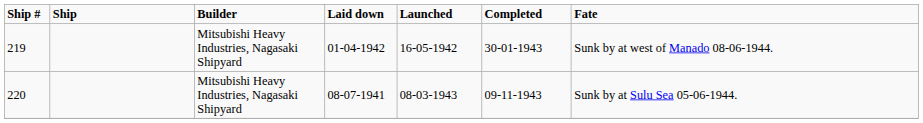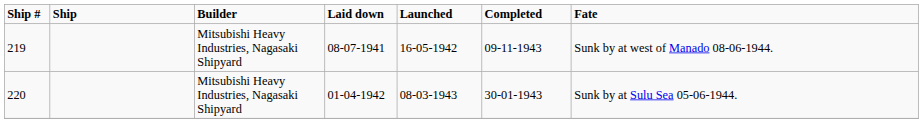(356, 47) 01-04-1942 -> (356, 47) 08-07-1941
(513, 47) 30-01-1943 -> (513, 47) 09-11-1943
(356, 94) 08-07-1941 -> (356, 94) 01-04-1942
(513, 94) 09-11-1943 -> (513, 94) 30-01-1943
